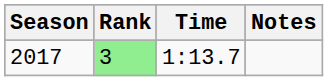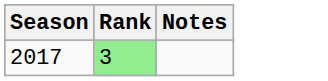- column: (201, 23)
